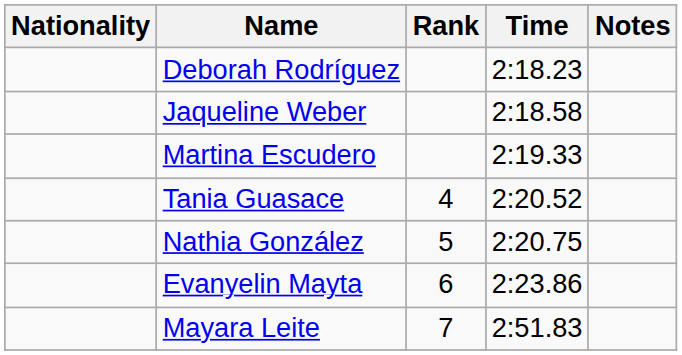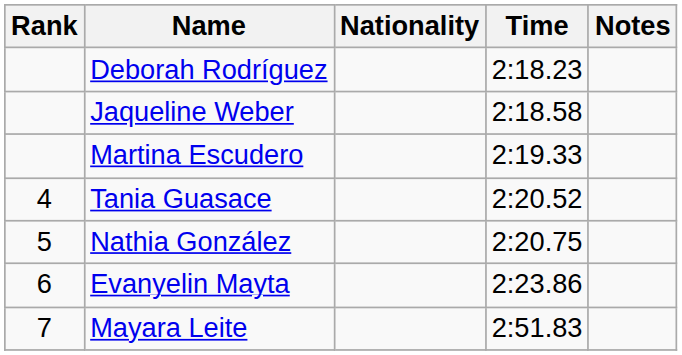columns swapped: (446, 26) <-> (81, 26)
